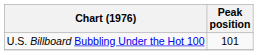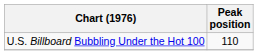(230, 41) 101 -> (230, 41) 110
